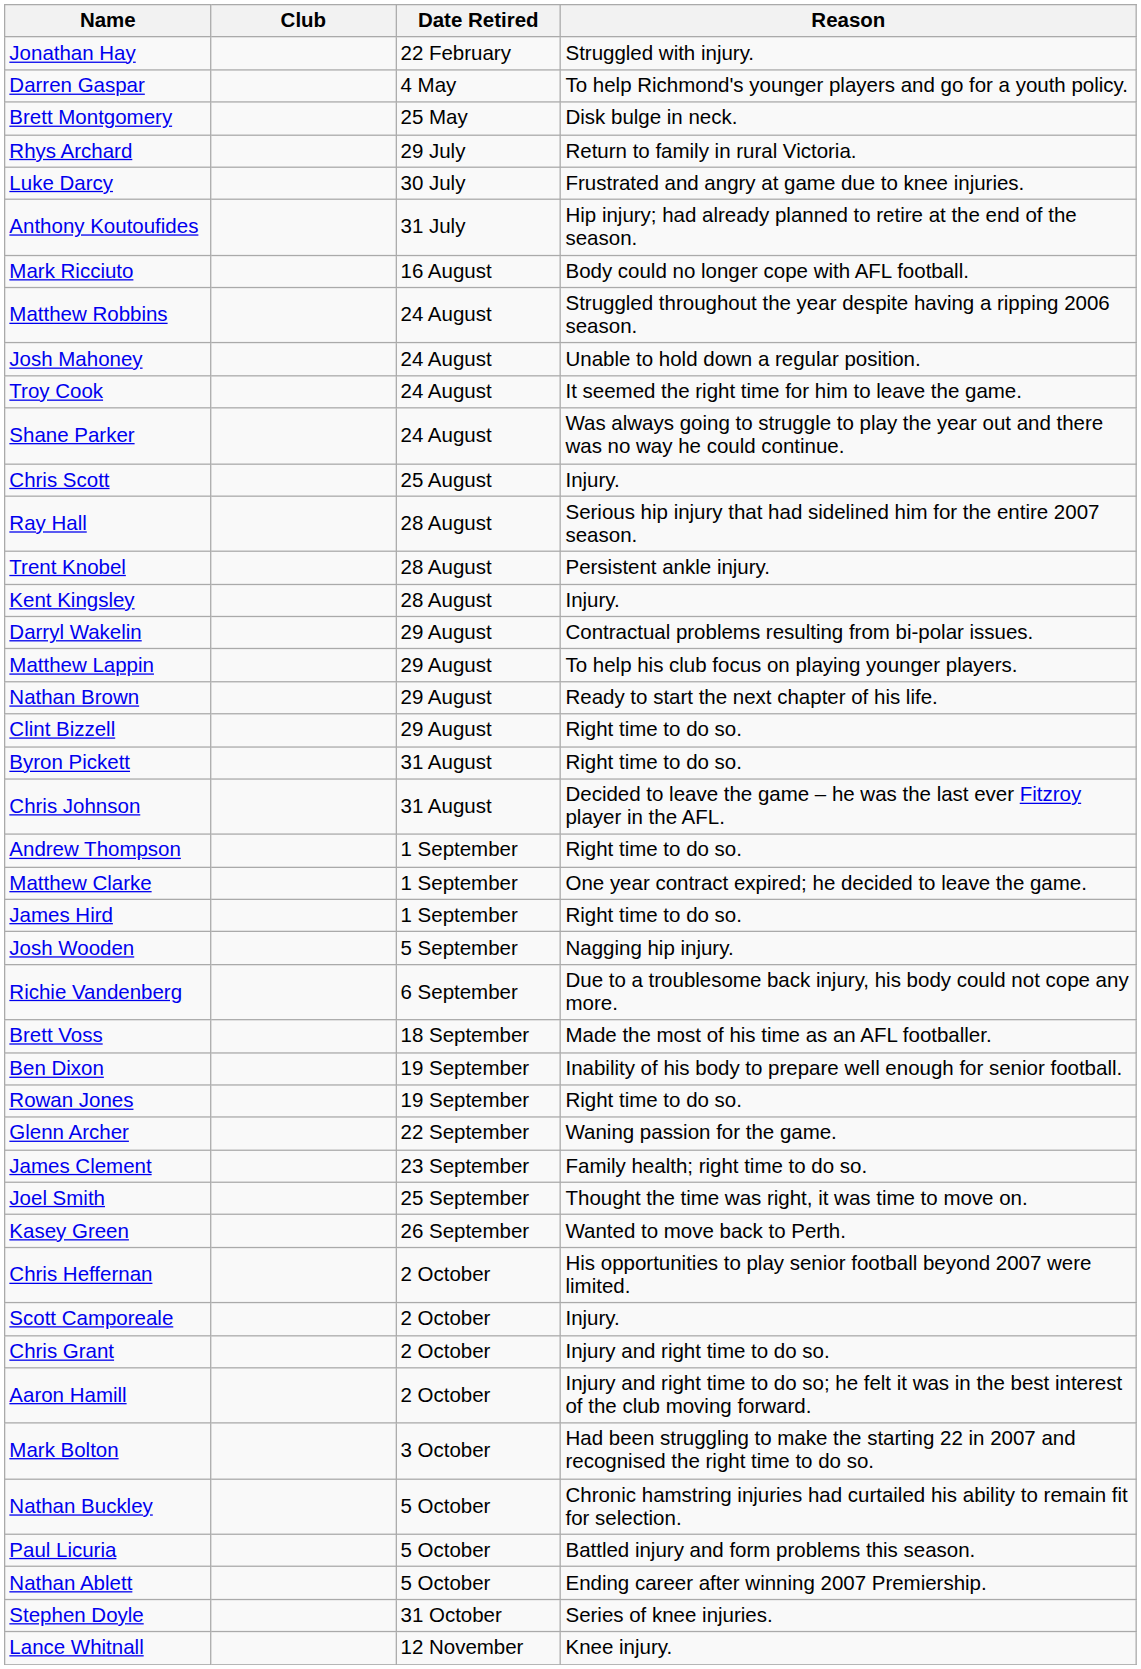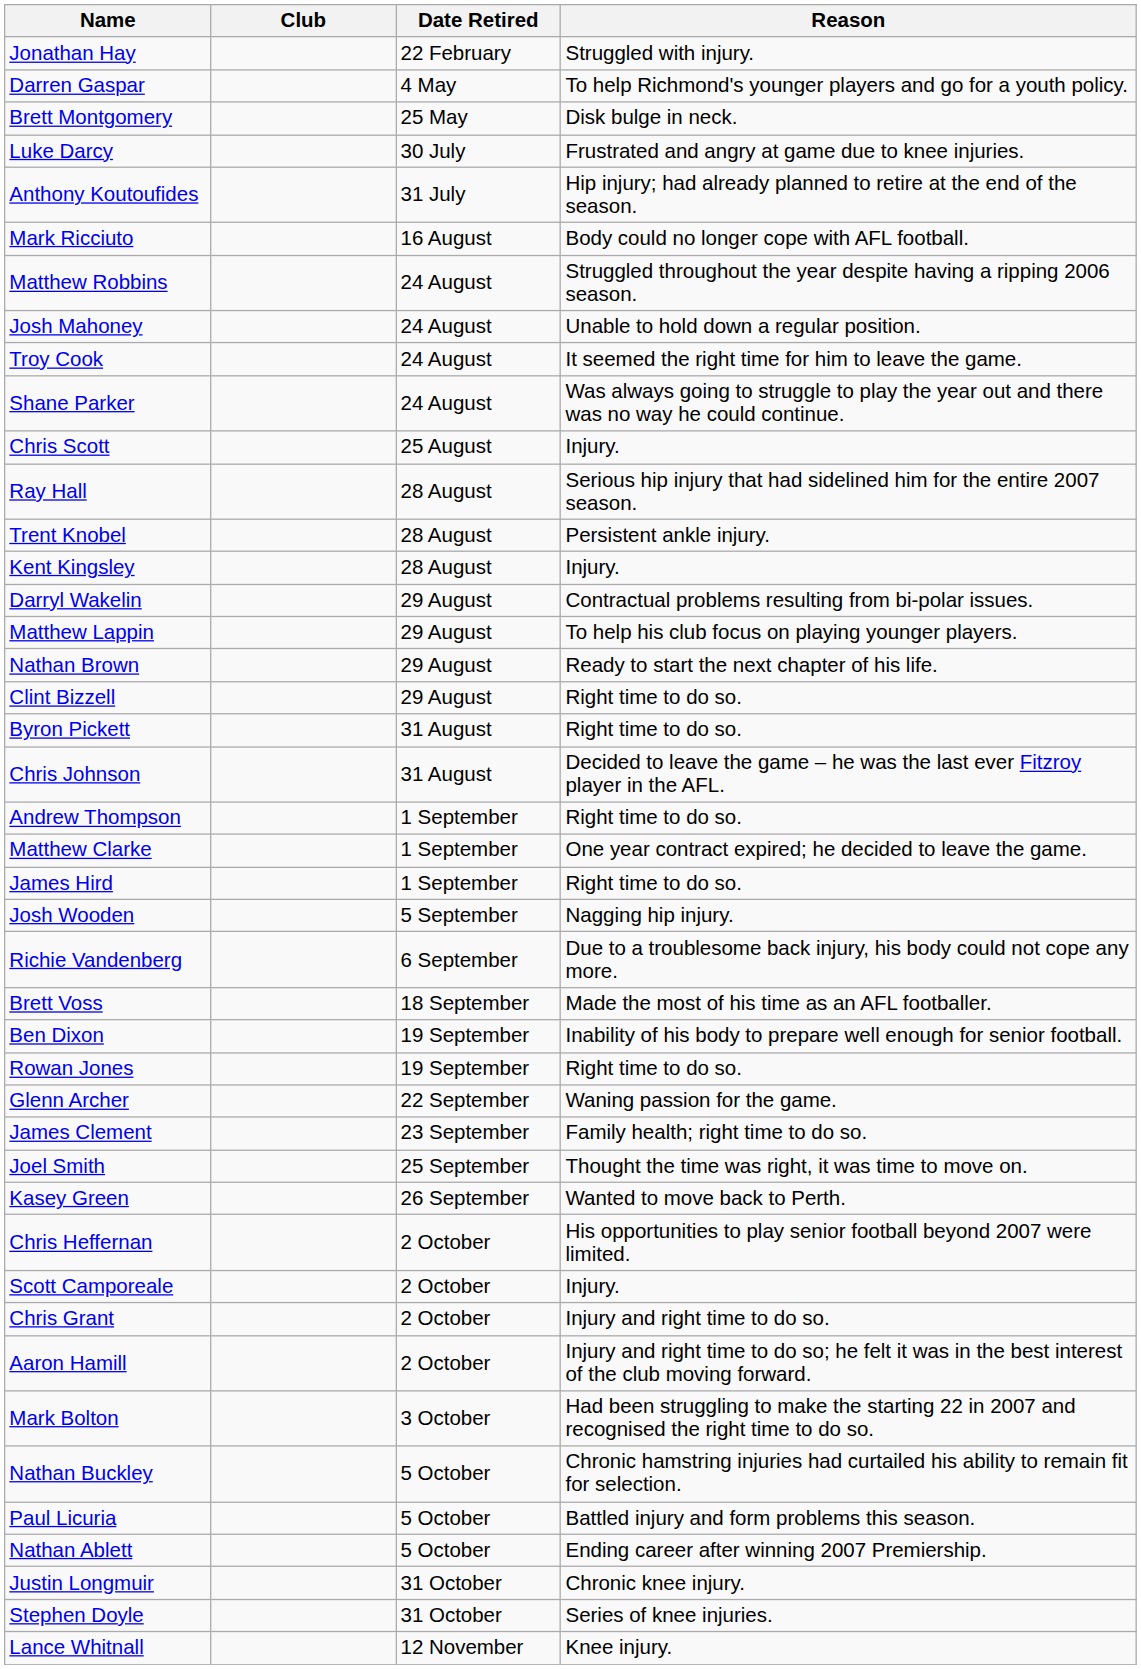- row: (71, 150)
+ row: (82, 1582)
